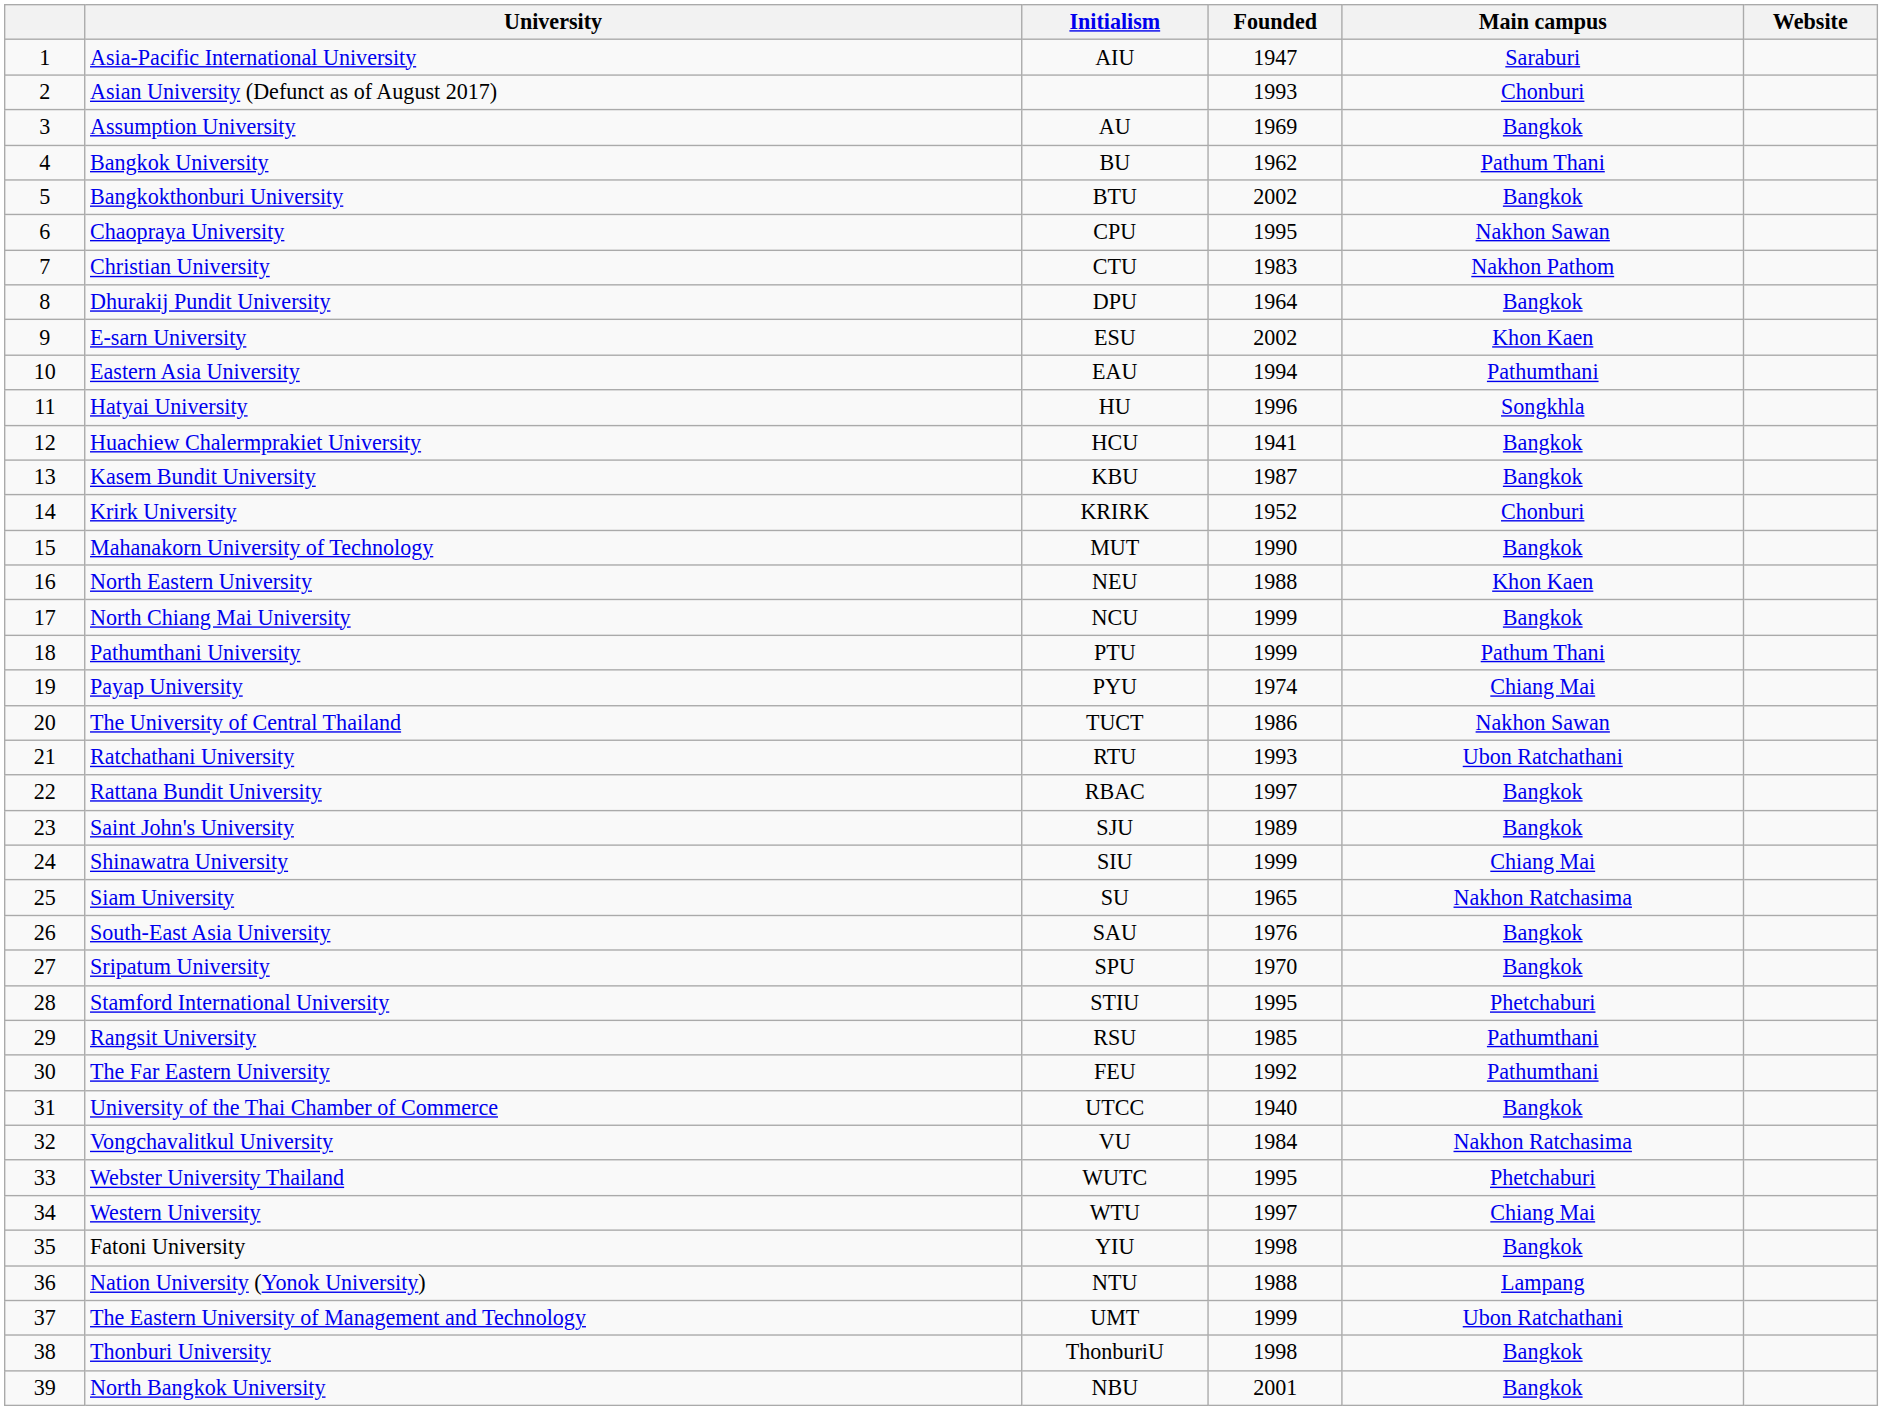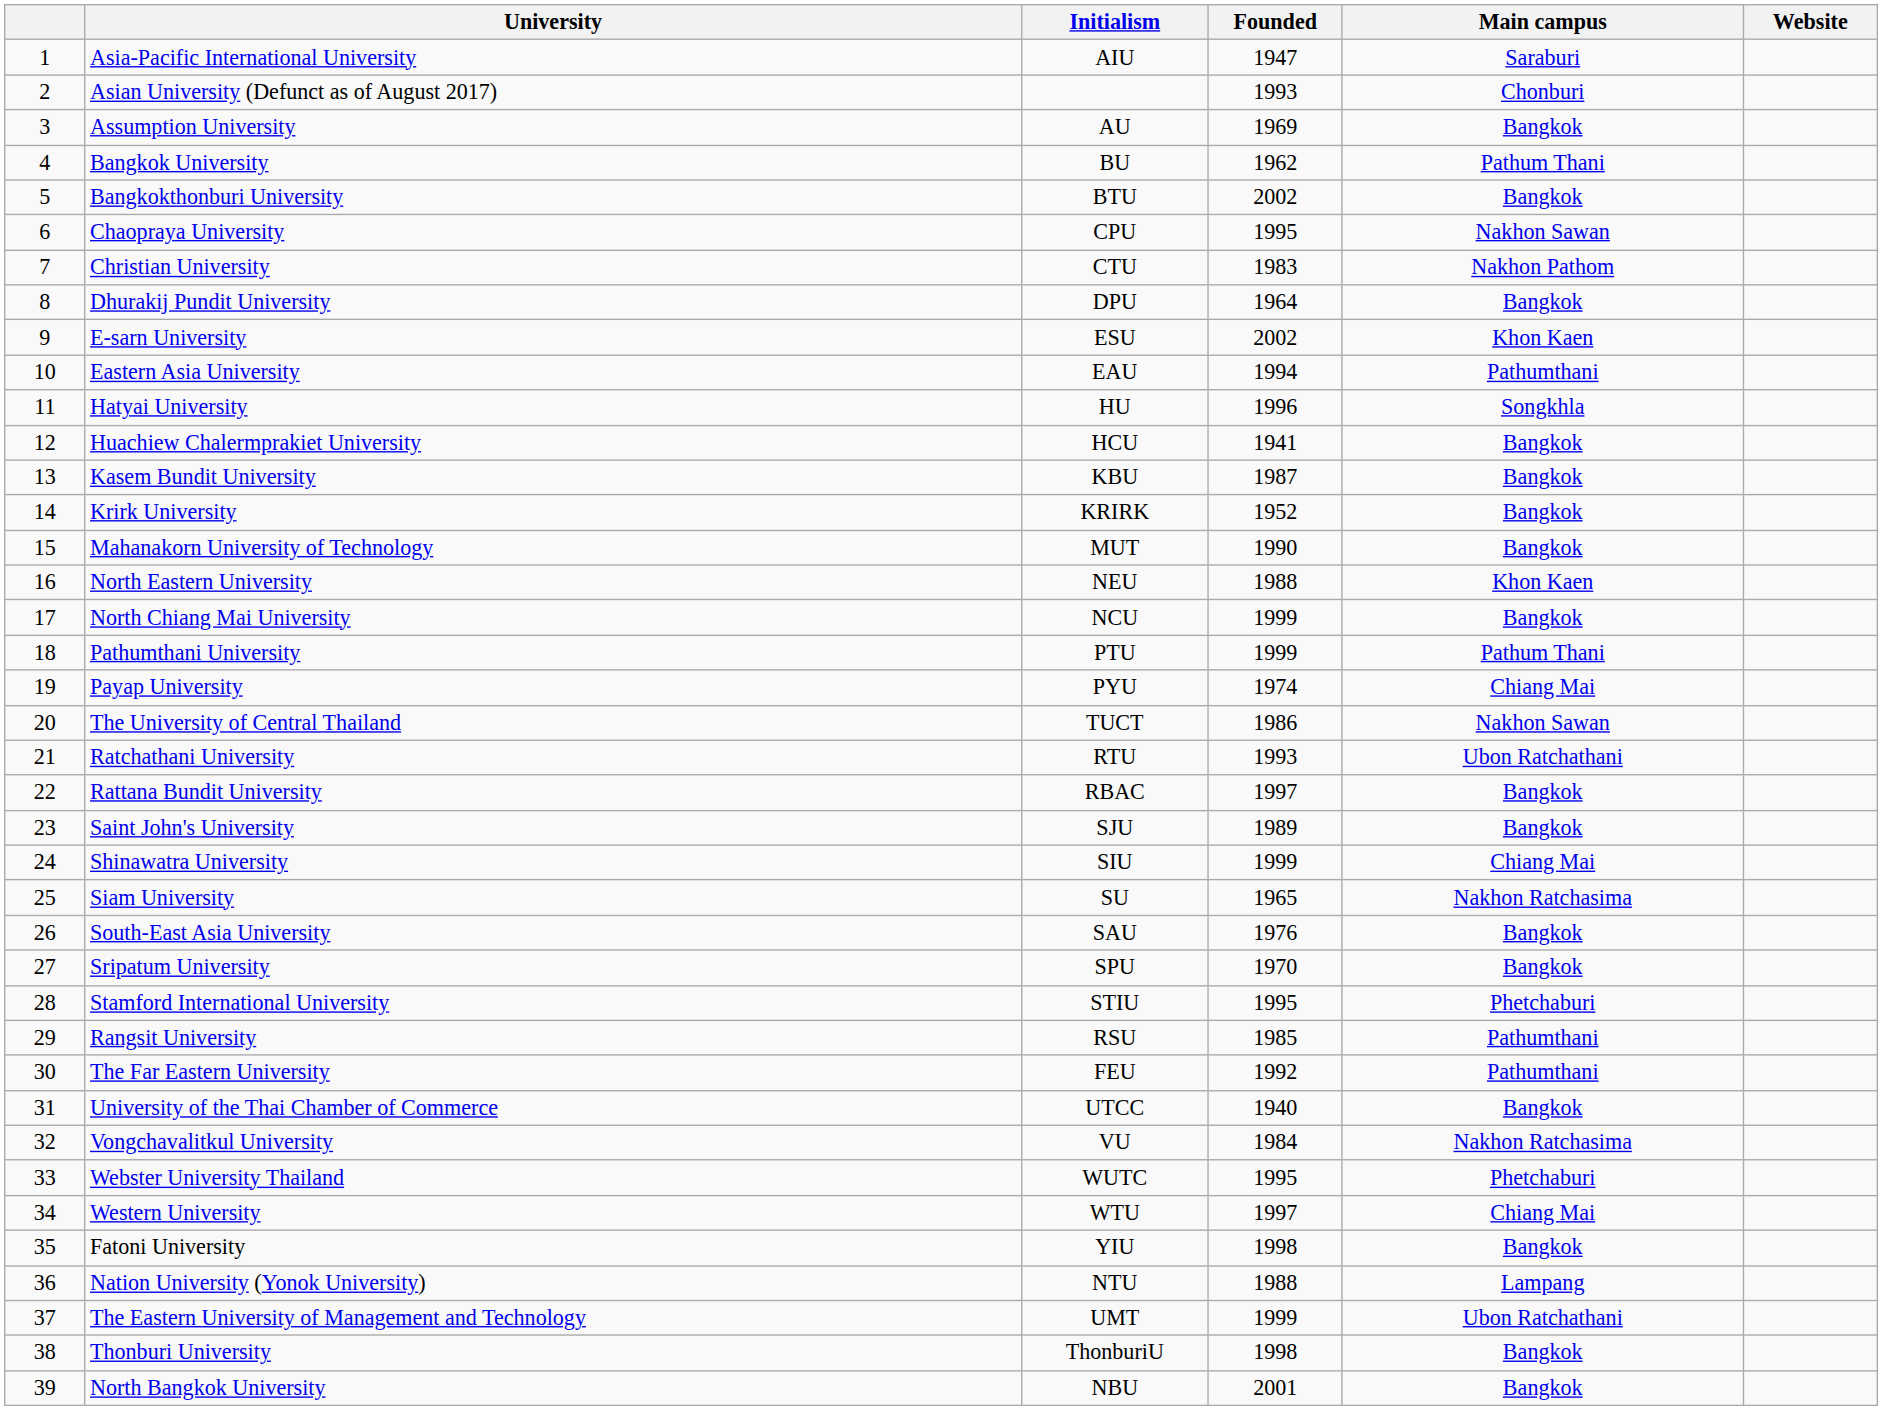(1543, 512) Chonburi -> (1543, 512) Bangkok
